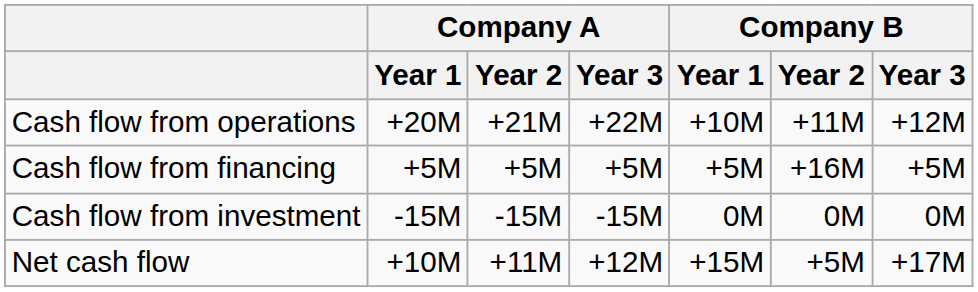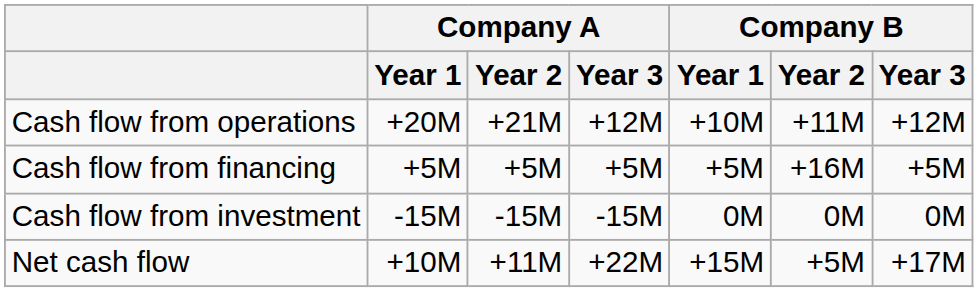(626, 121) +22M -> (626, 121) +12M
(626, 262) +12M -> (626, 262) +22M
